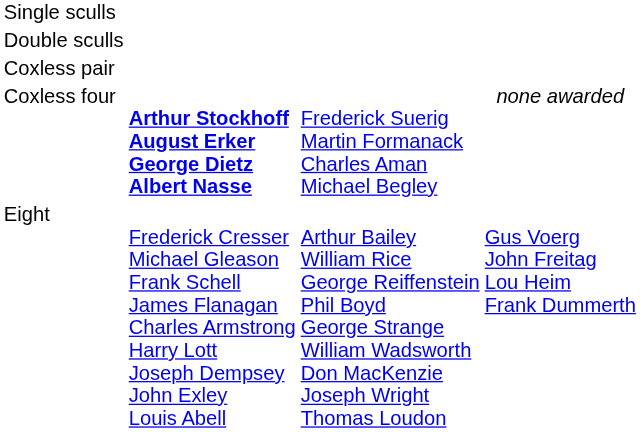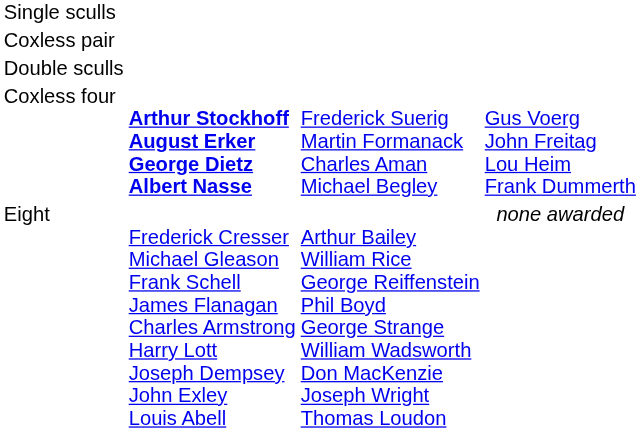rows swapped: (64, 40) <-> (59, 68)
(560, 96) none awarded -> (560, 152) Gus Voerg John Freitag Lou Heim Frank Dummerth
(560, 271) Gus Voerg John Freitag Lou Heim Frank Dummerth -> (560, 214) none awarded
